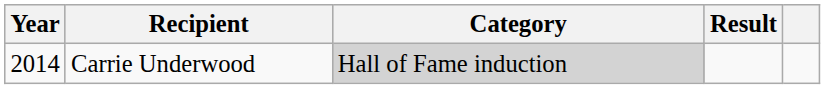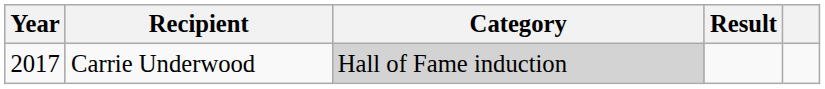(35, 63) 2014 -> (35, 63) 2017
